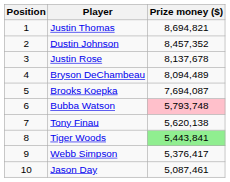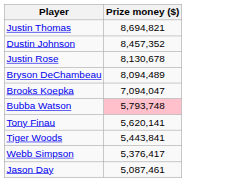- column: (26, 12)
(186, 59) 8,137,678 -> (143, 59) 8,130,678
(186, 91) 7,694,087 -> (143, 91) 7,094,047
(186, 122) 5,620,138 -> (143, 122) 5,620,141
(186, 138) lightgreen background -> (143, 138) no background
